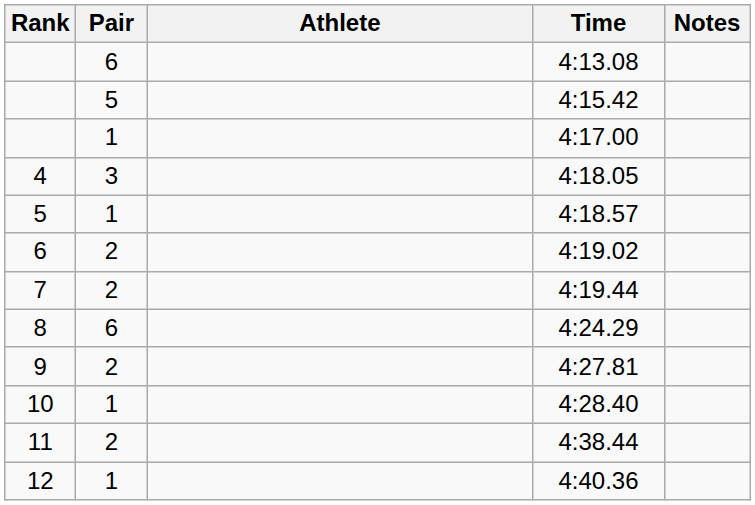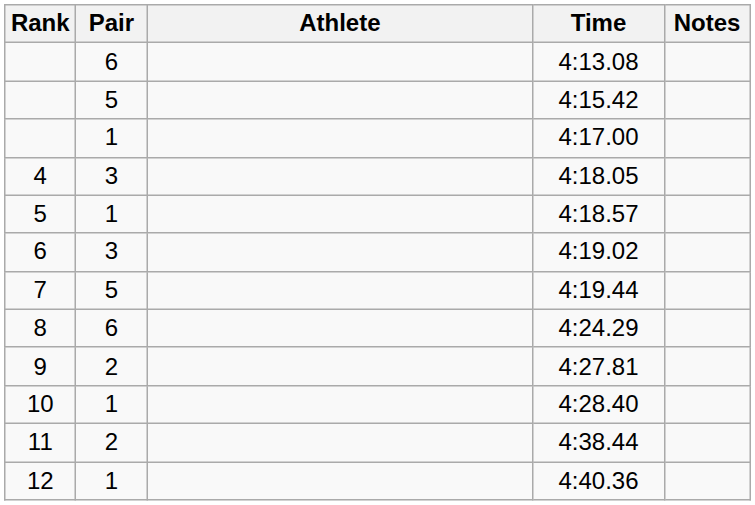(111, 251) 2 -> (111, 251) 3
(111, 289) 2 -> (111, 289) 5
